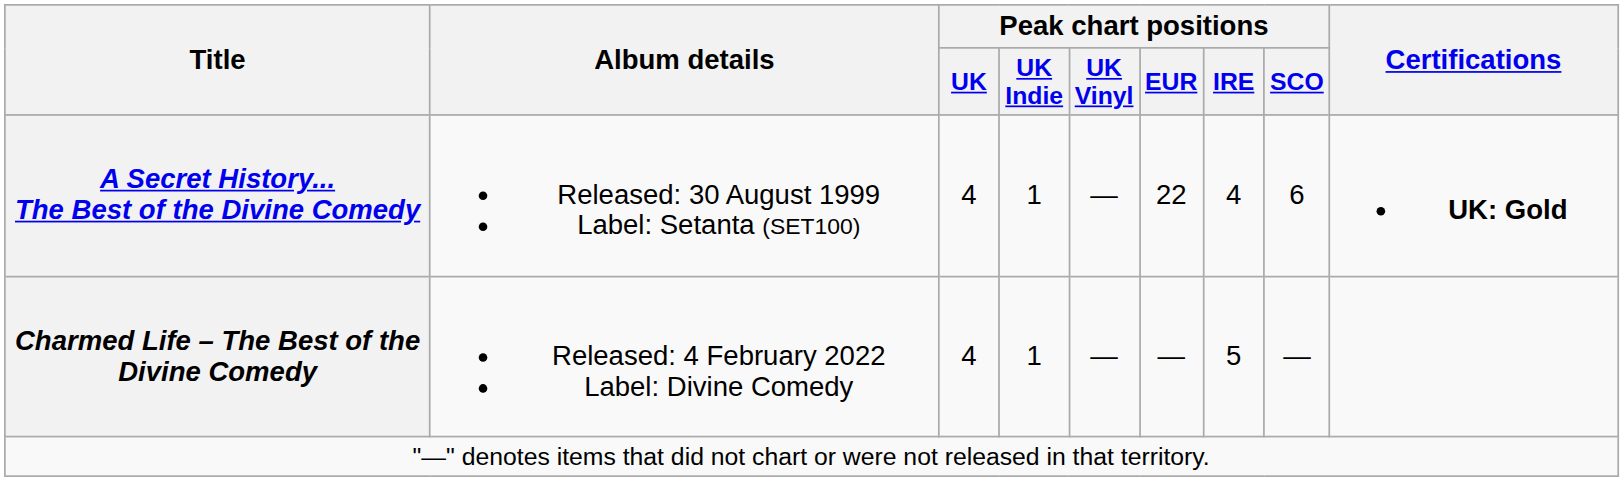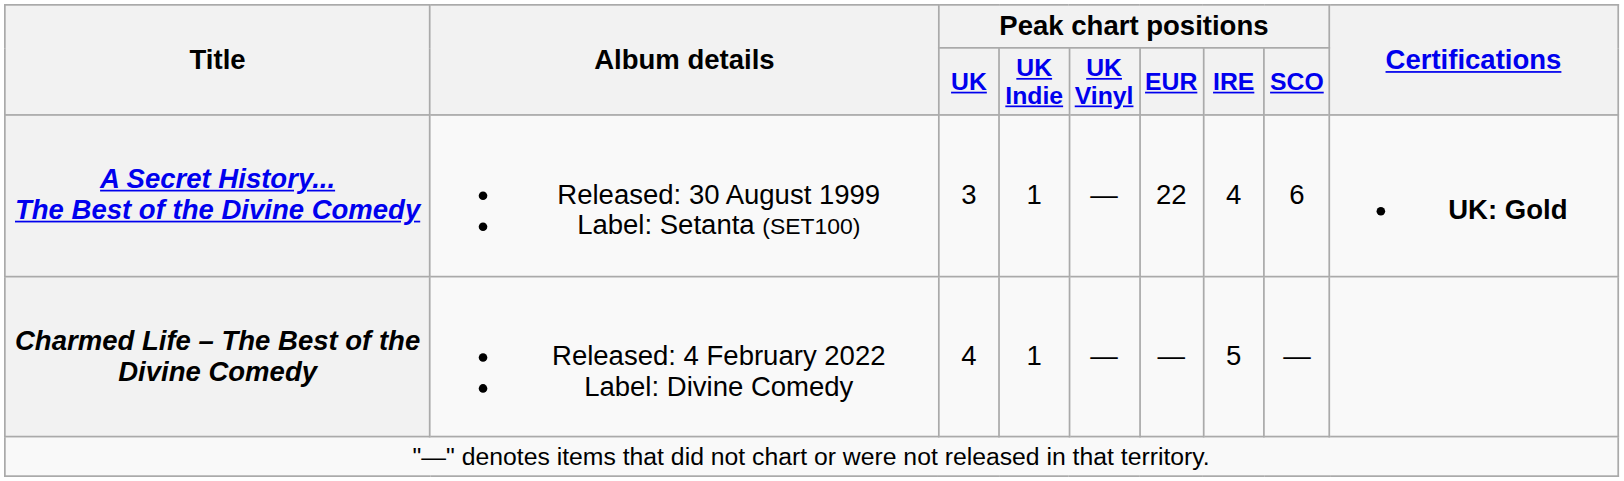(969, 195) 4 -> (969, 195) 3
